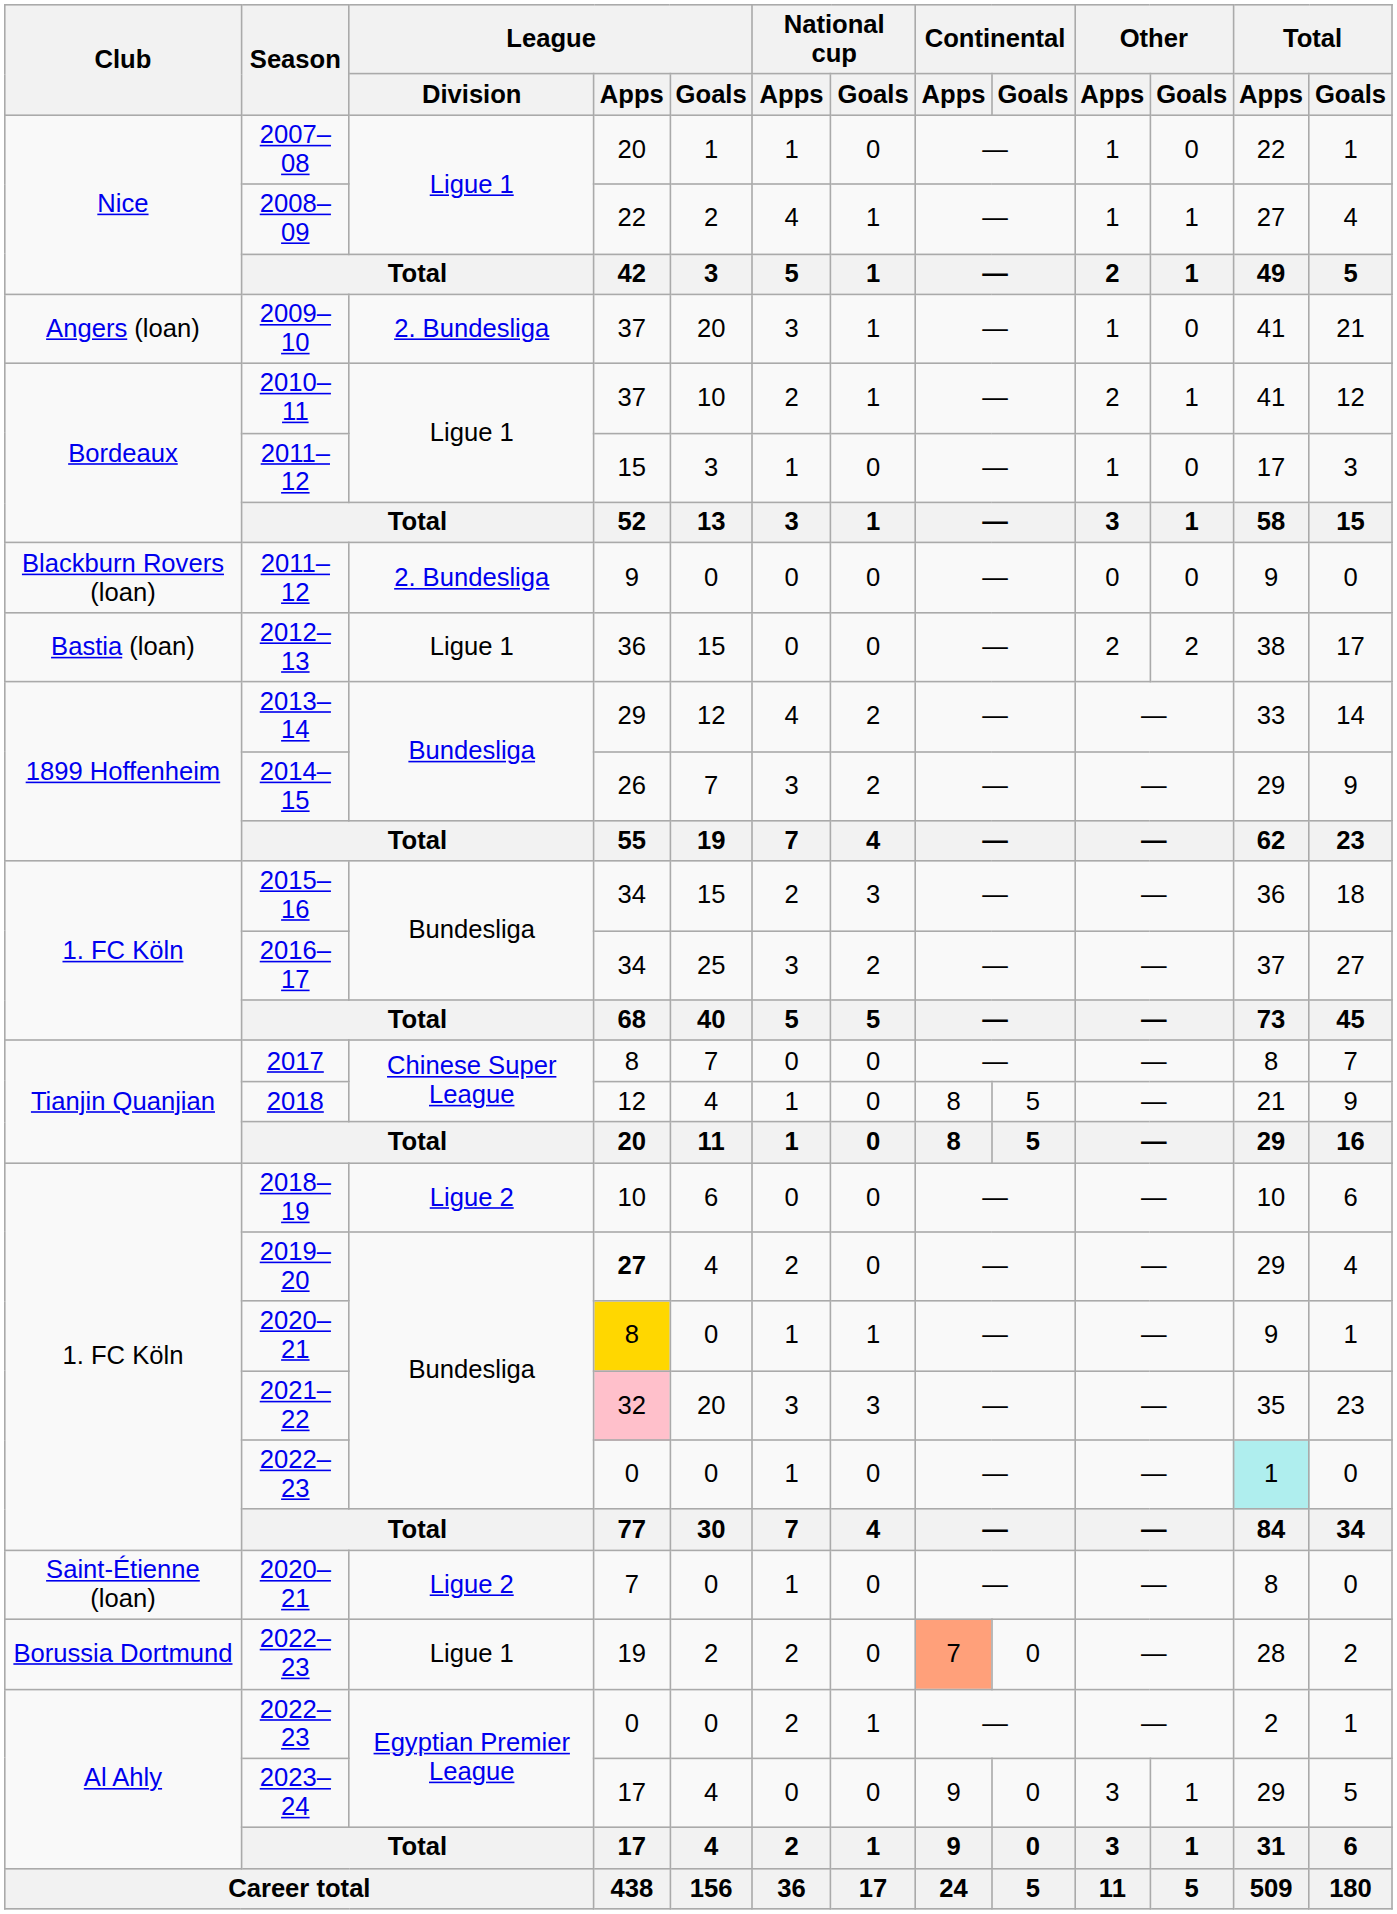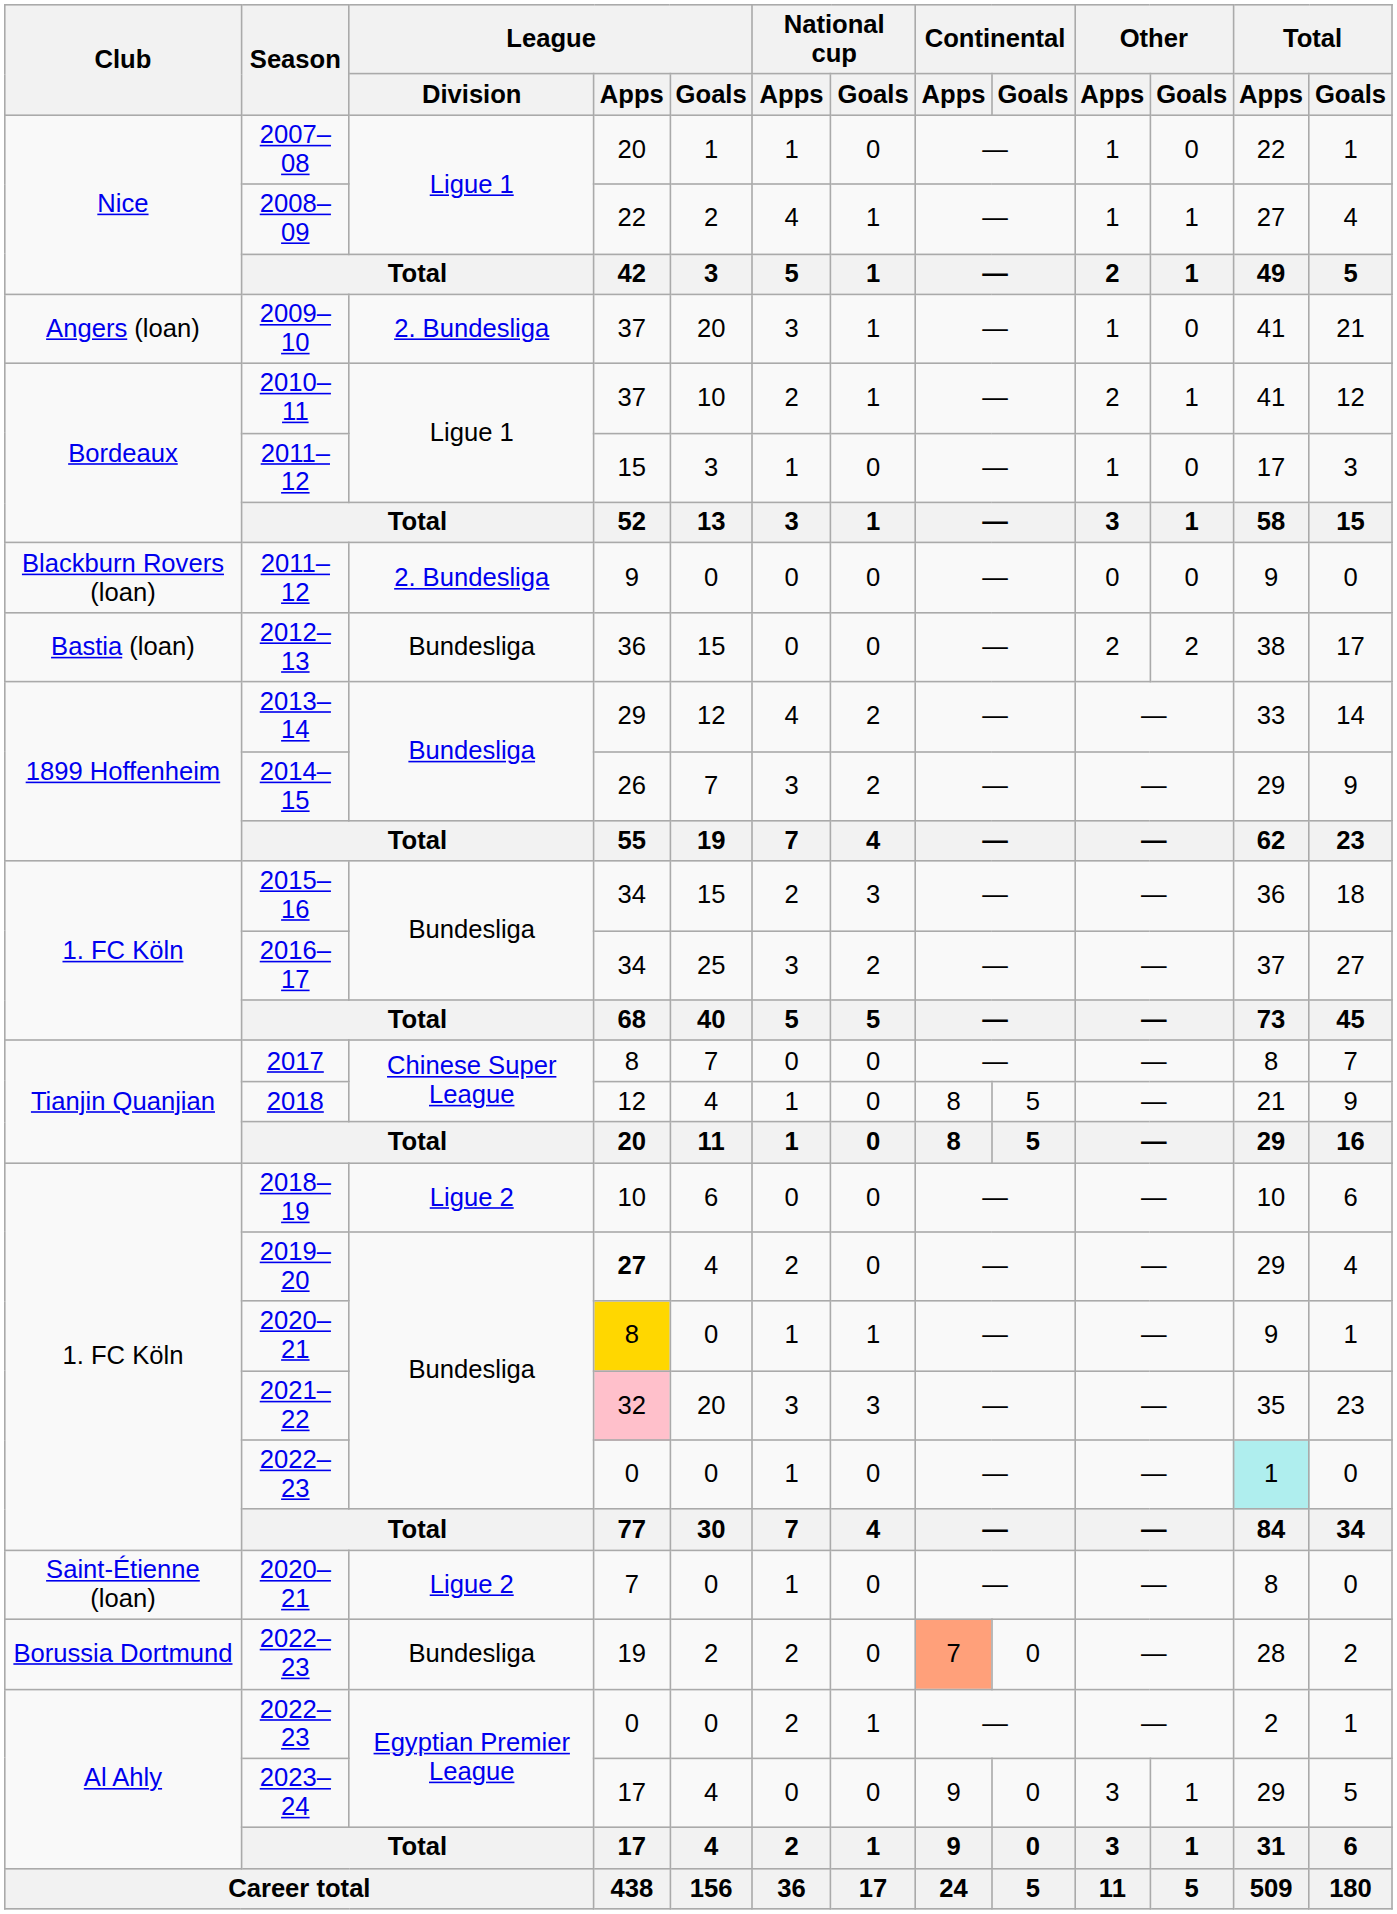(472, 646) Ligue 1 -> (472, 646) Bundesliga
(472, 1653) Ligue 1 -> (472, 1653) Bundesliga
